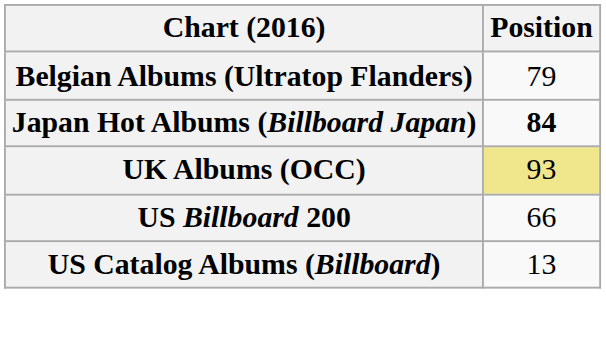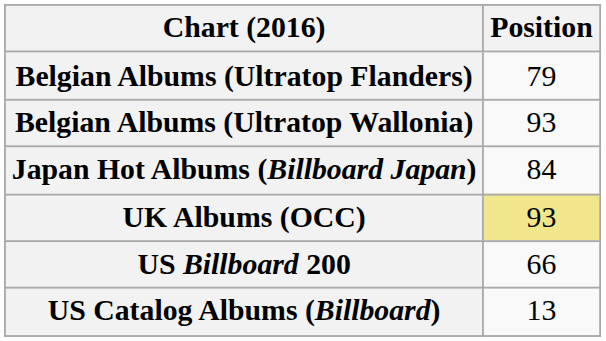+ row: (244, 122)
(541, 122) bold -> (541, 169) normal
